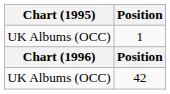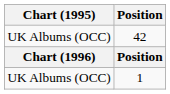rows swapped: (140, 36) <-> (140, 78)
